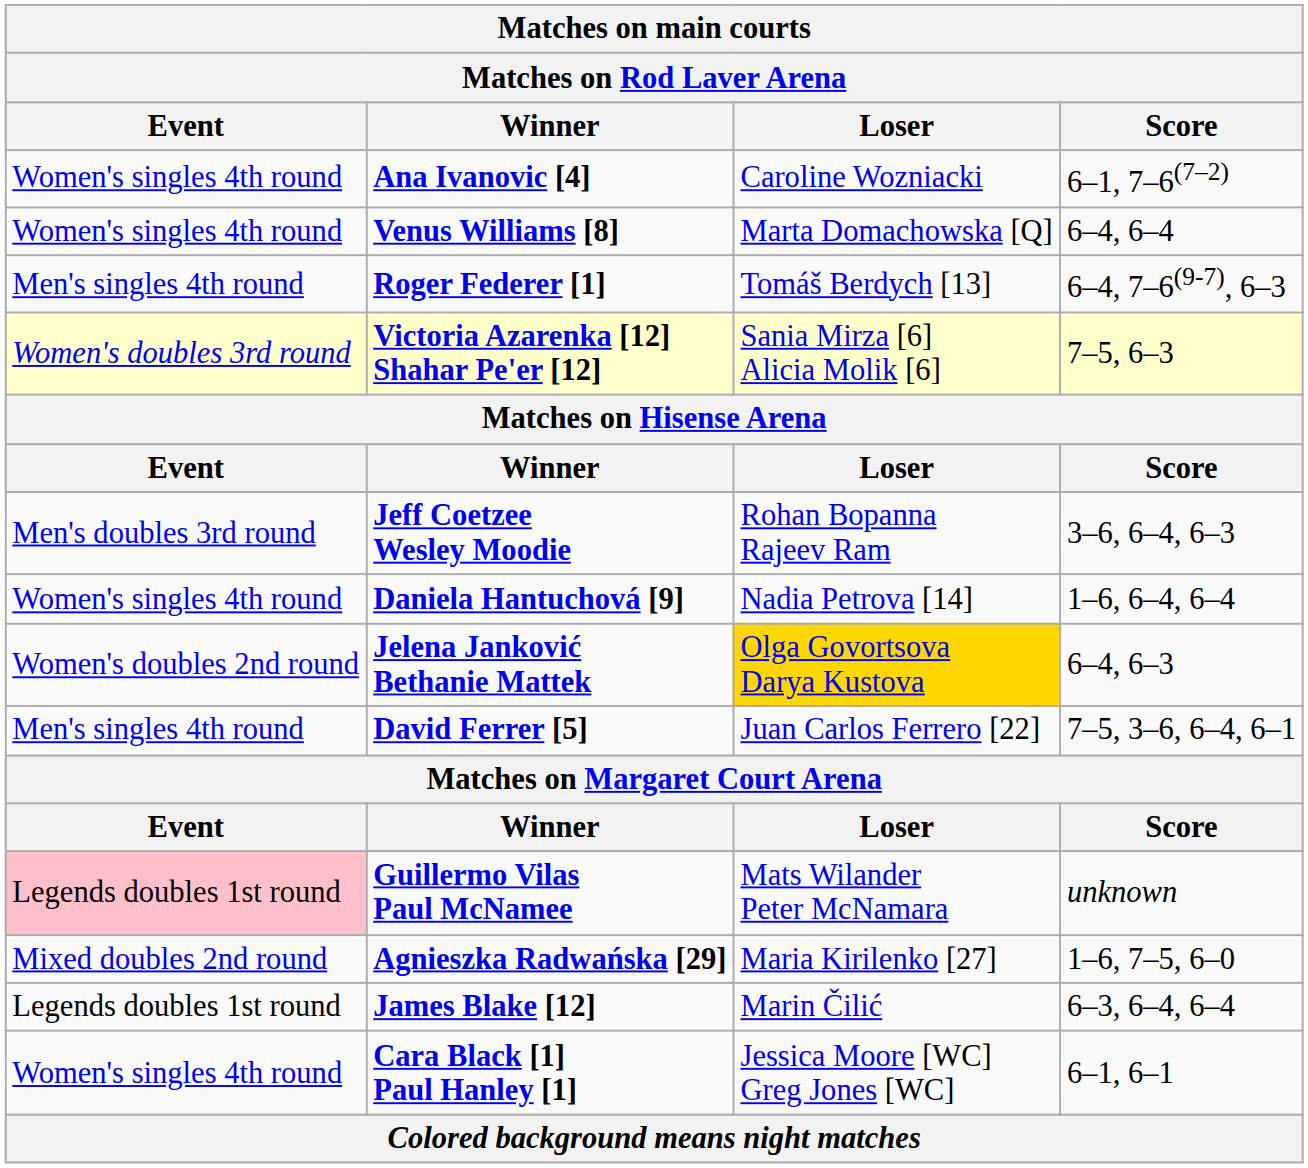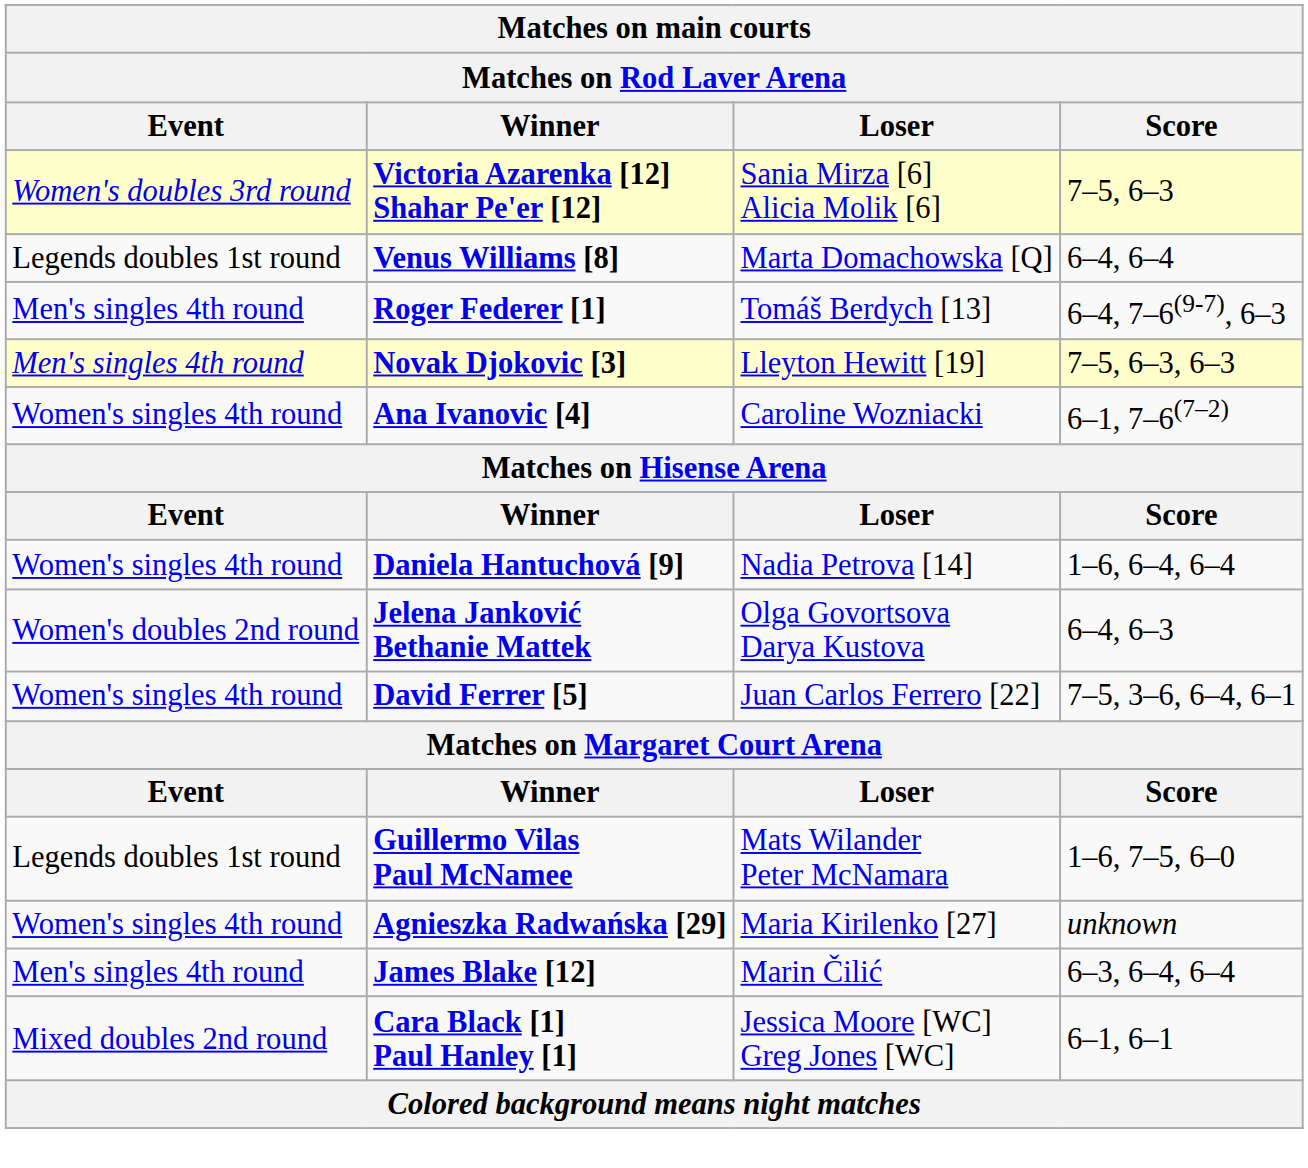rows swapped: (482, 178) <-> (522, 353)
(177, 230) Women's singles 4th round -> (177, 256) Legends doubles 1st round
+ row: (500, 362)
- row: (472, 533)
(845, 664) gold background -> (845, 629) no background
(158, 730) Men's singles 4th round -> (177, 695) Women's singles 4th round
(177, 892) pink background -> (177, 858) no background
(1122, 892) unknown -> (1151, 858) 1–6, 7–5, 6–0
(170, 958) Mixed doubles 2nd round -> (177, 923) Women's singles 4th round
(1151, 958) 1–6, 7–5, 6–0 -> (1122, 923) unknown
(177, 1006) Legends doubles 1st round -> (158, 972) Men's singles 4th round
(177, 1072) Women's singles 4th round -> (170, 1037) Mixed doubles 2nd round
